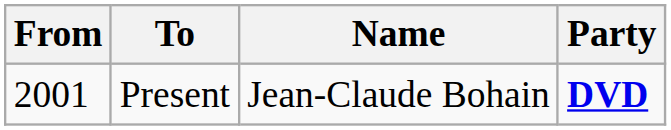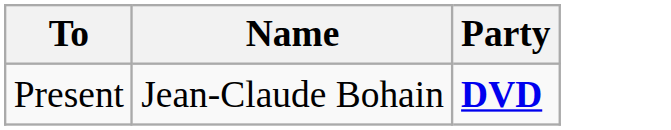- column: (58, 34)
